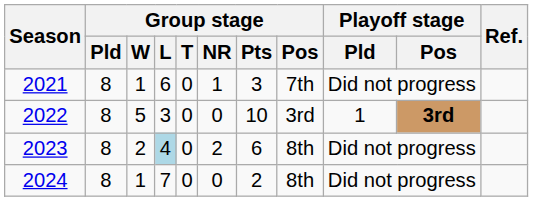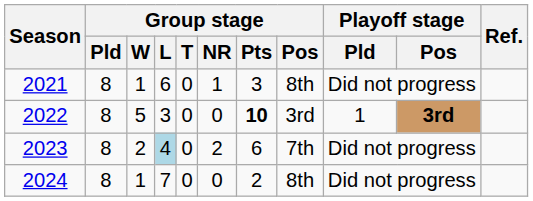(300, 84) 7th -> (300, 84) 8th
(257, 116) normal -> (257, 116) bold
(300, 148) 8th -> (300, 148) 7th
